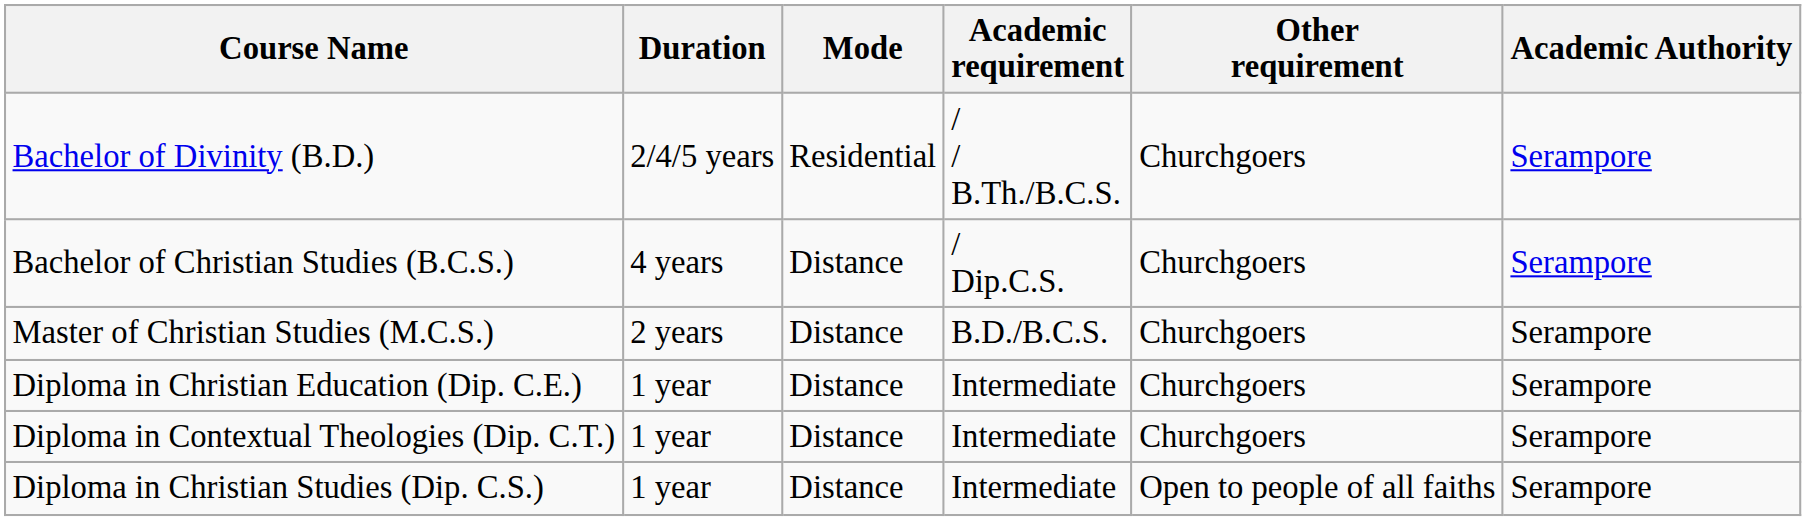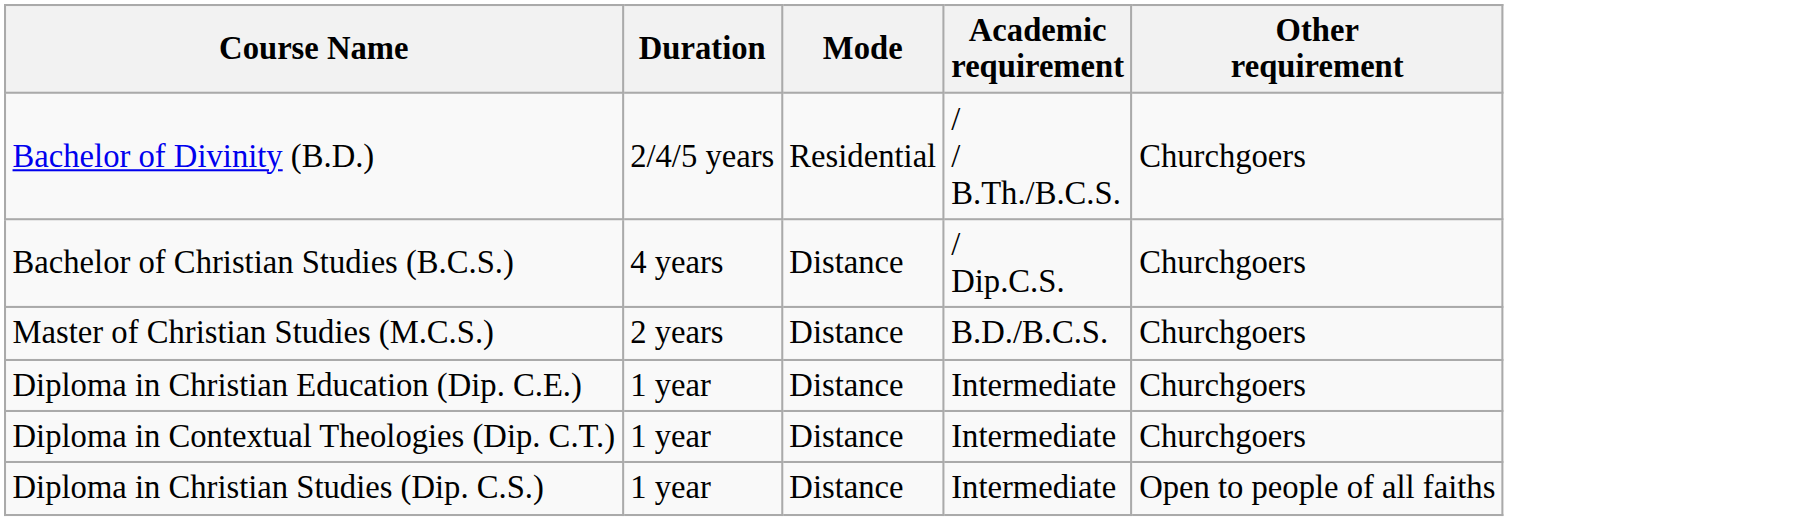- column: (1651, 48)
